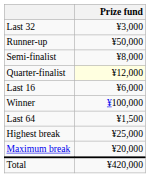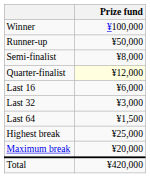rows swapped: (21, 103) <-> (21, 27)
